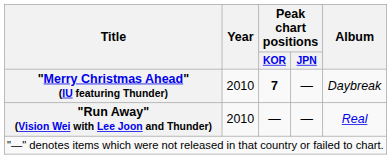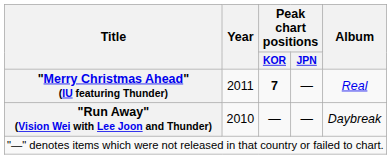(240, 85) 2010 -> (240, 85) 2011
(355, 85) Daybreak -> (355, 85) Real
(355, 119) Real -> (355, 119) Daybreak
